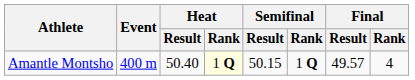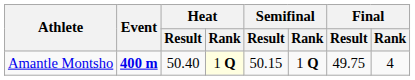(138, 63) normal -> (139, 63) bold
(348, 63) 49.57 -> (349, 63) 49.75
